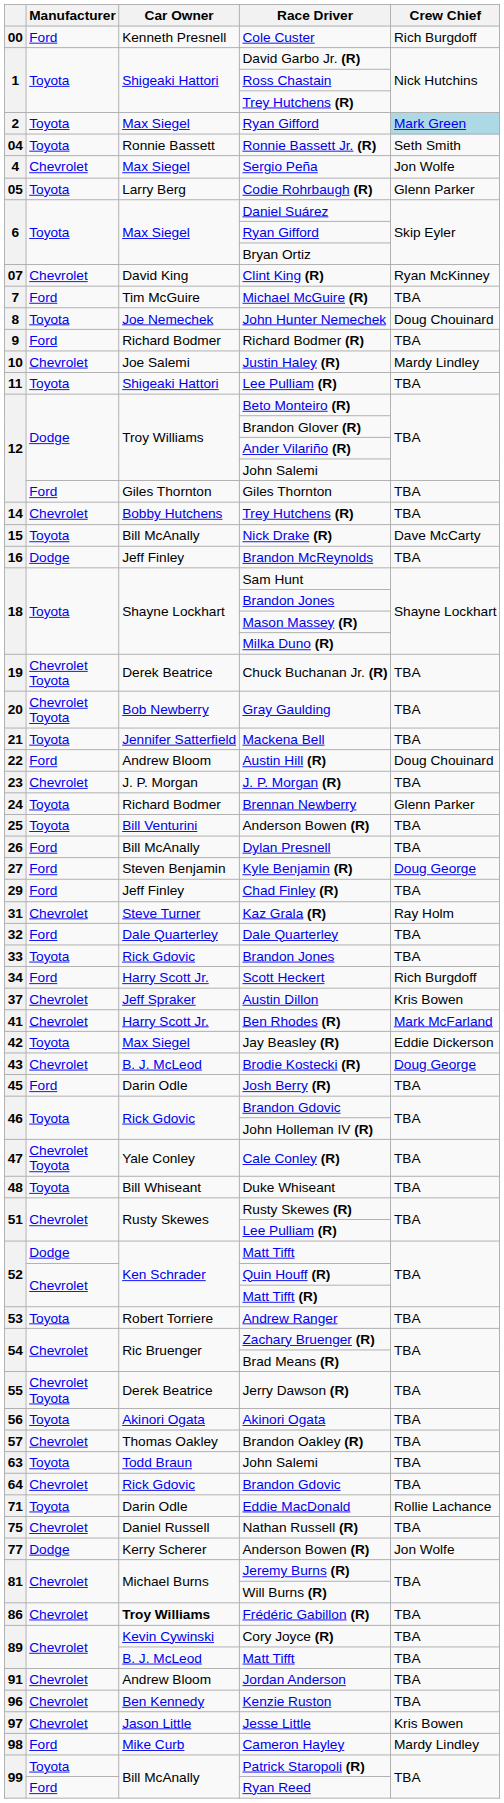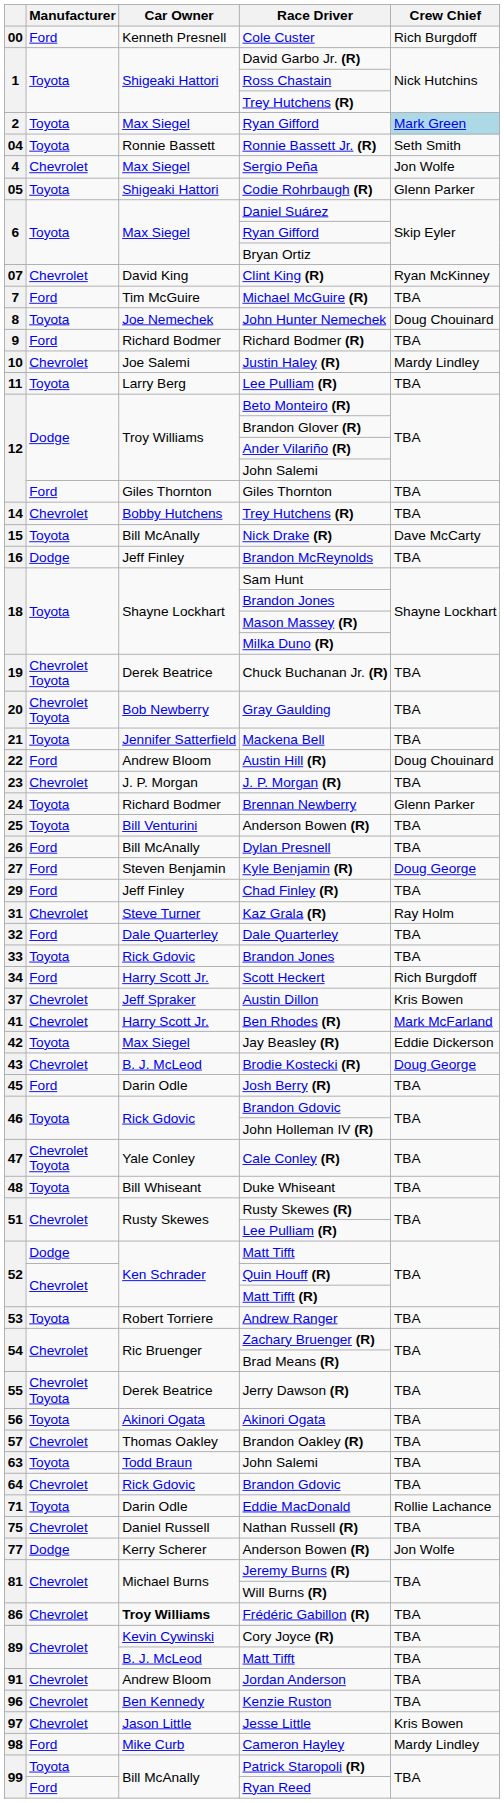(154, 189) Larry Berg -> (170, 189) Shigeaki Hattori
(170, 384) Shigeaki Hattori -> (154, 384) Larry Berg
